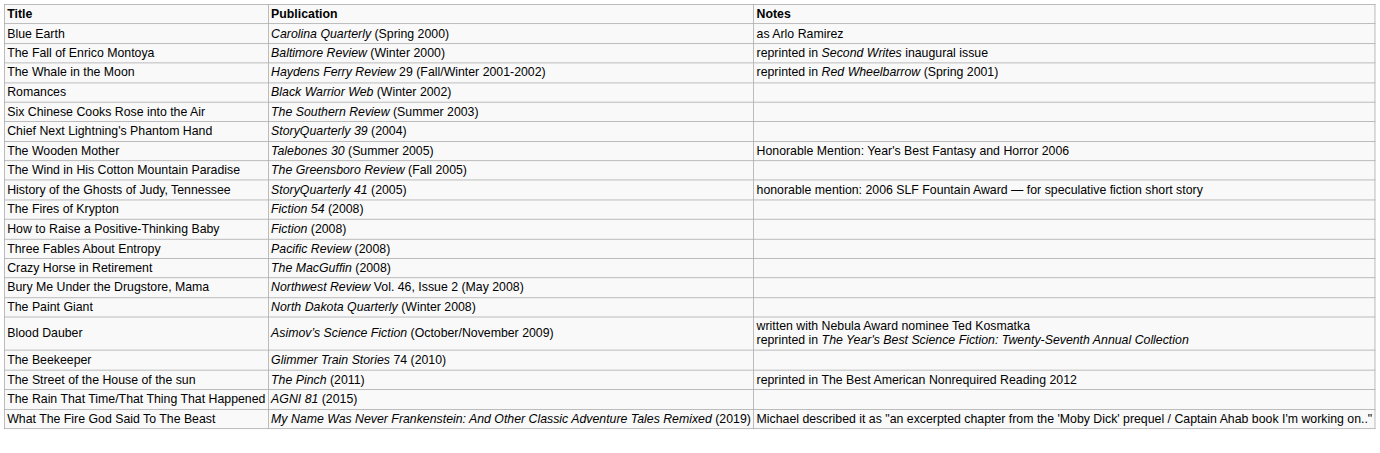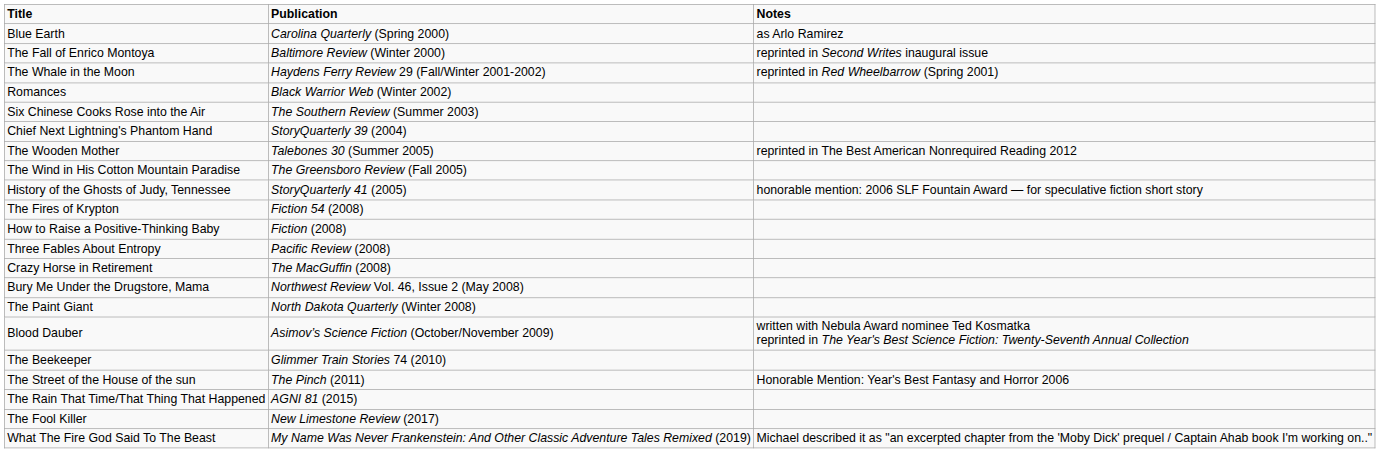(913, 151) Honorable Mention: Year's Best Fantasy and Horror 2006 -> (917, 151) reprinted in The Best American Nonrequired Reading 2012
(917, 379) reprinted in The Best American Nonrequired Reading 2012 -> (913, 379) Honorable Mention: Year's Best Fantasy and Horror 2006
+ row: (47, 418)
